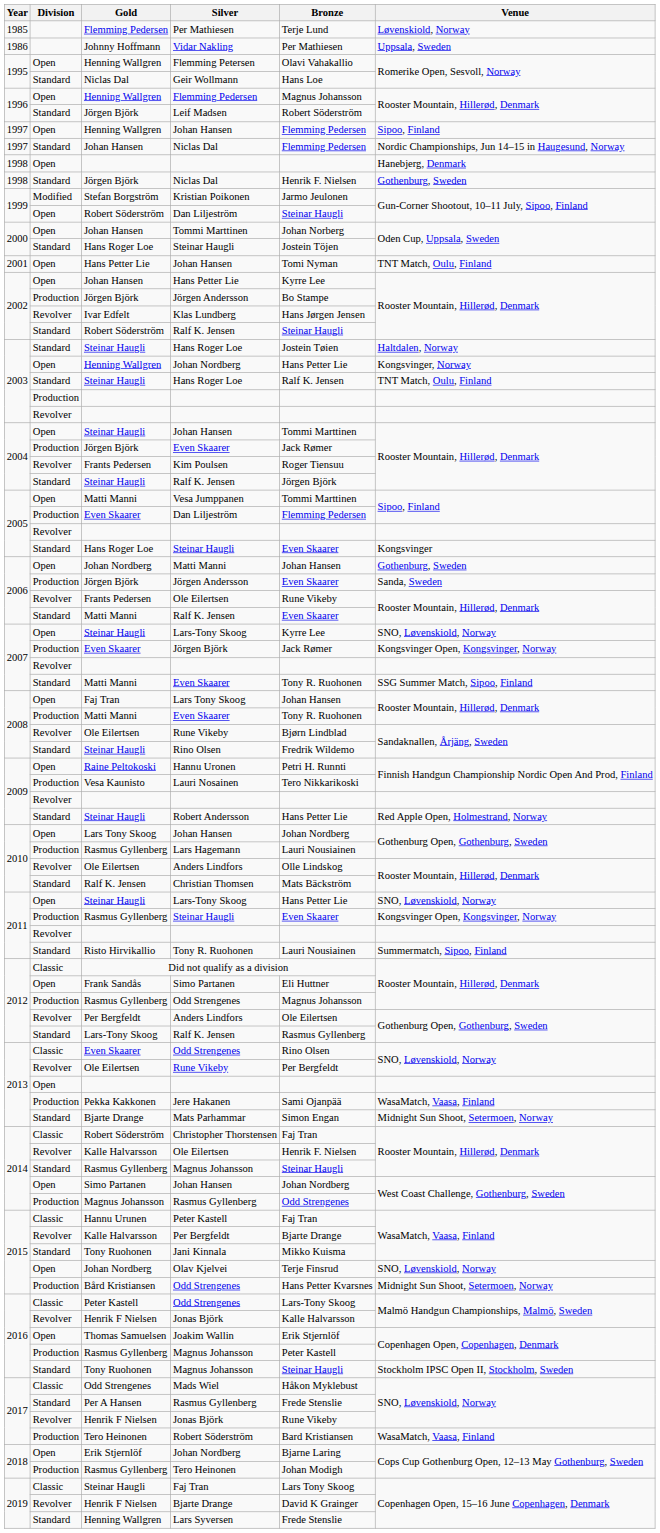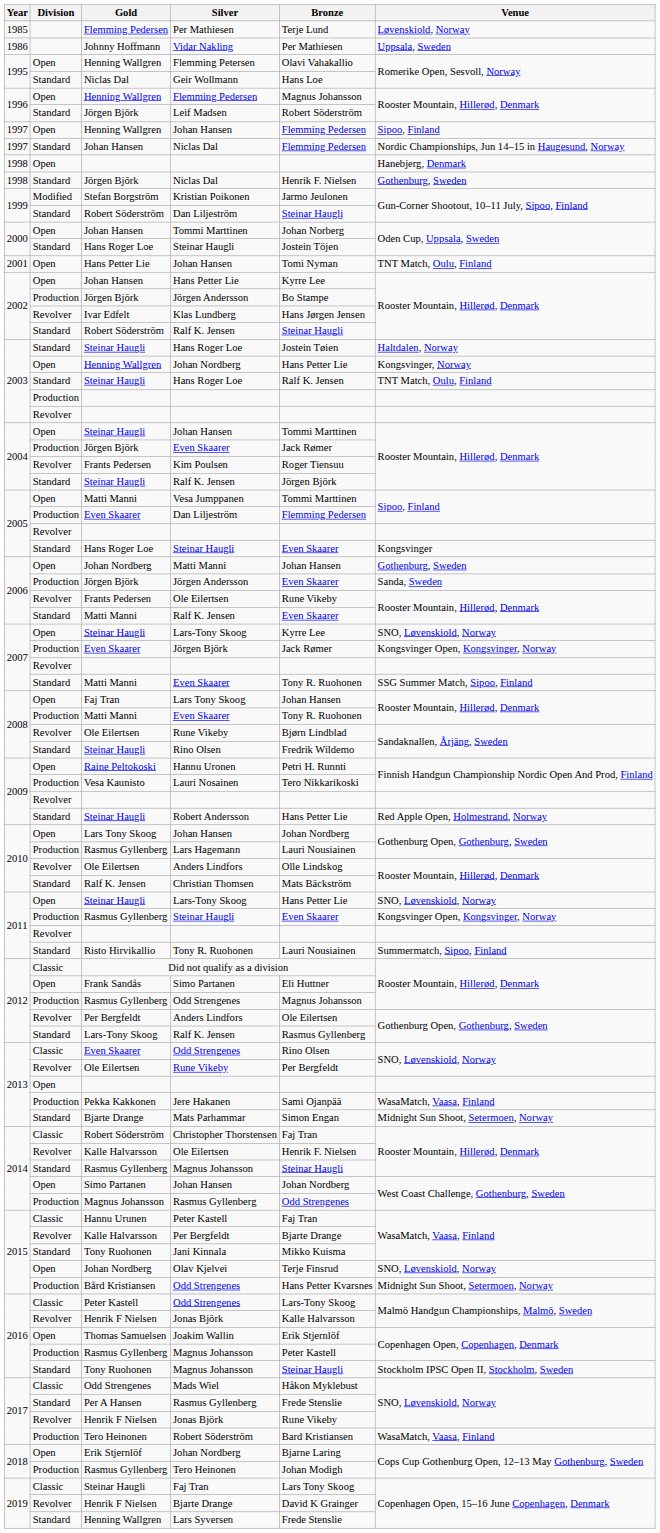(44, 213) Open -> (52, 213) Standard
